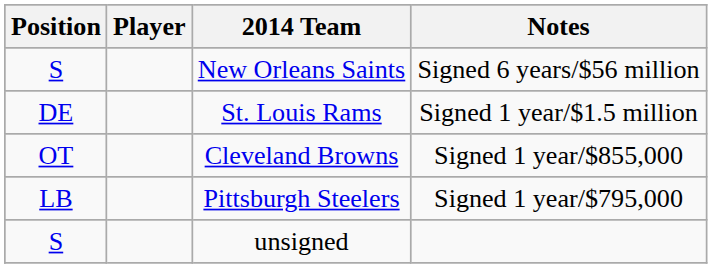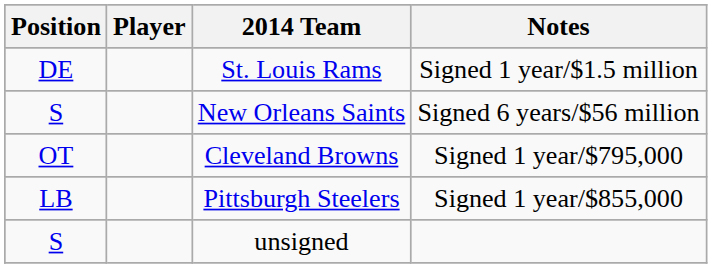rows swapped: (302, 69) <-> (302, 112)
(559, 155) Signed 1 year/$855,000 -> (559, 155) Signed 1 year/$795,000
(559, 198) Signed 1 year/$795,000 -> (559, 198) Signed 1 year/$855,000
